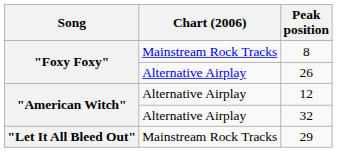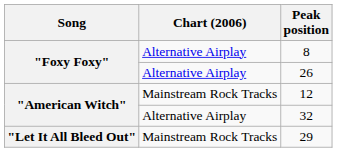(210, 51) Mainstream Rock Tracks -> (194, 51) Alternative Airplay
(194, 94) Alternative Airplay -> (210, 94) Mainstream Rock Tracks
